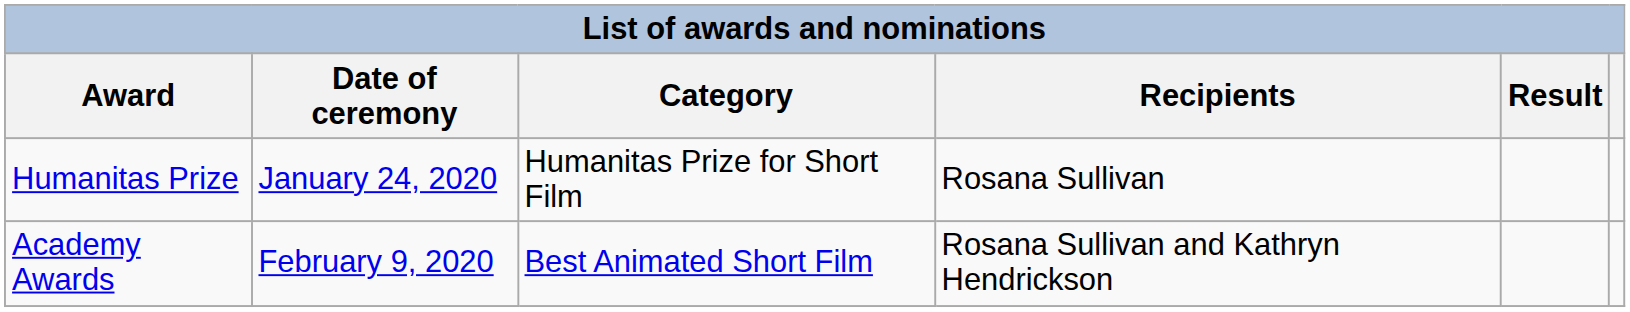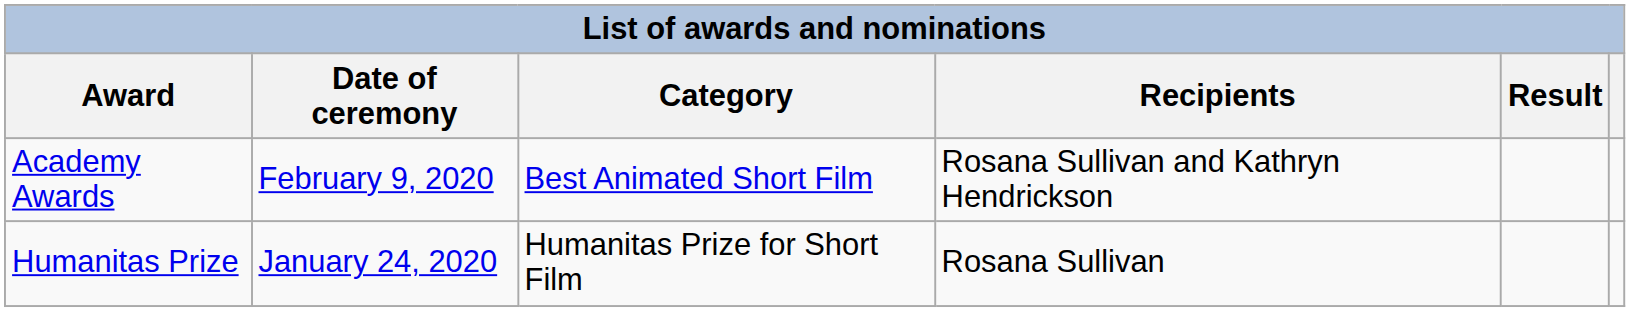rows swapped: (76, 262) <-> (125, 179)
